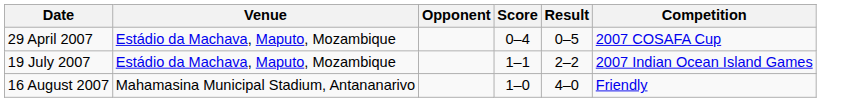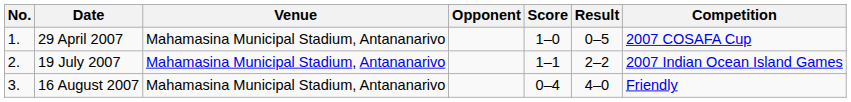+ column: (20, 16)
(256, 39) Estádio da Machava, Maputo, Mozambique -> (296, 39) Mahamasina Municipal Stadium, Antananarivo
(518, 39) 0–4 -> (548, 39) 1–0
(256, 62) Estádio da Machava, Maputo, Mozambique -> (296, 62) Mahamasina Municipal Stadium, Antananarivo
(518, 85) 1–0 -> (548, 85) 0–4
